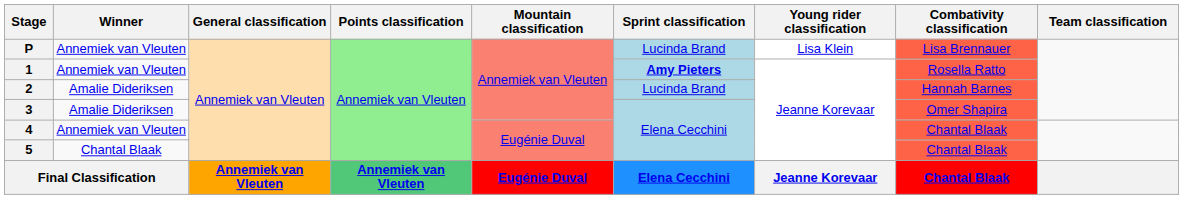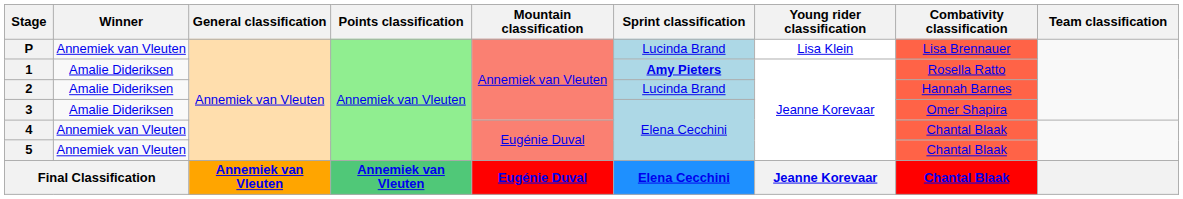(121, 69) Annemiek van Vleuten -> (121, 69) Amalie Dideriksen
(121, 150) Chantal Blaak -> (121, 150) Annemiek van Vleuten
